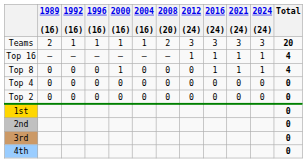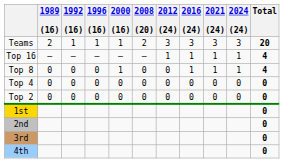- column: (144, 20)
